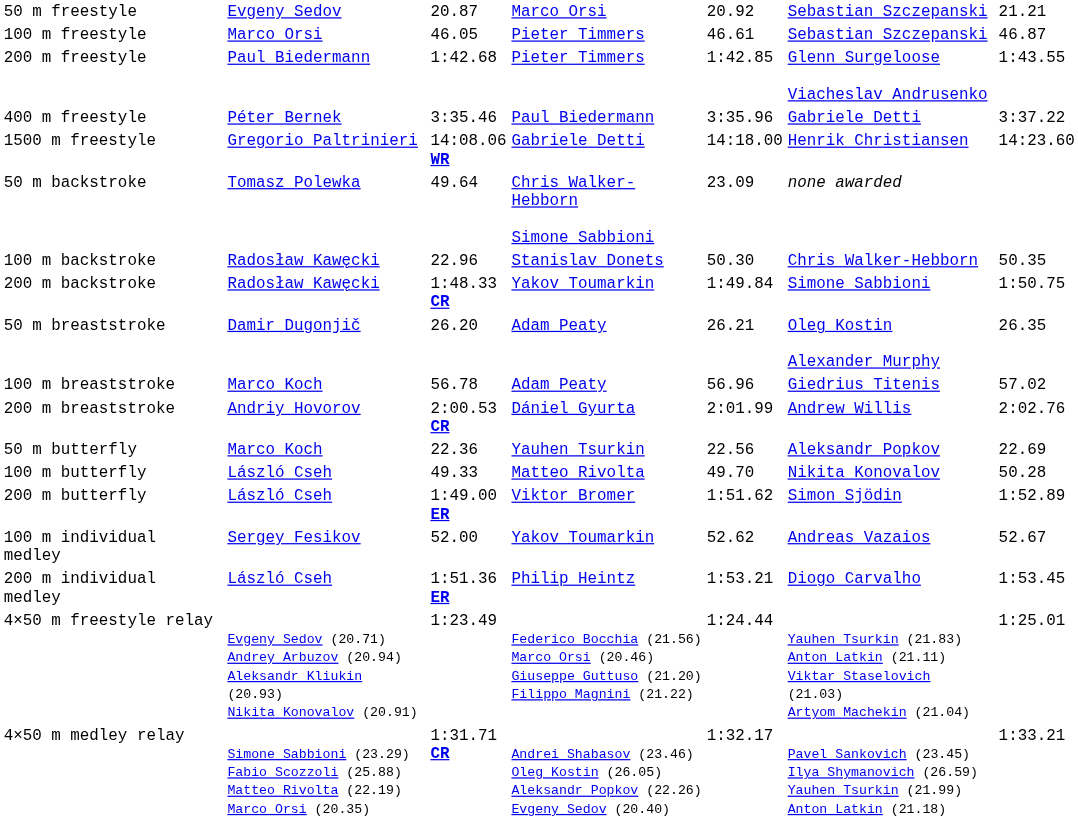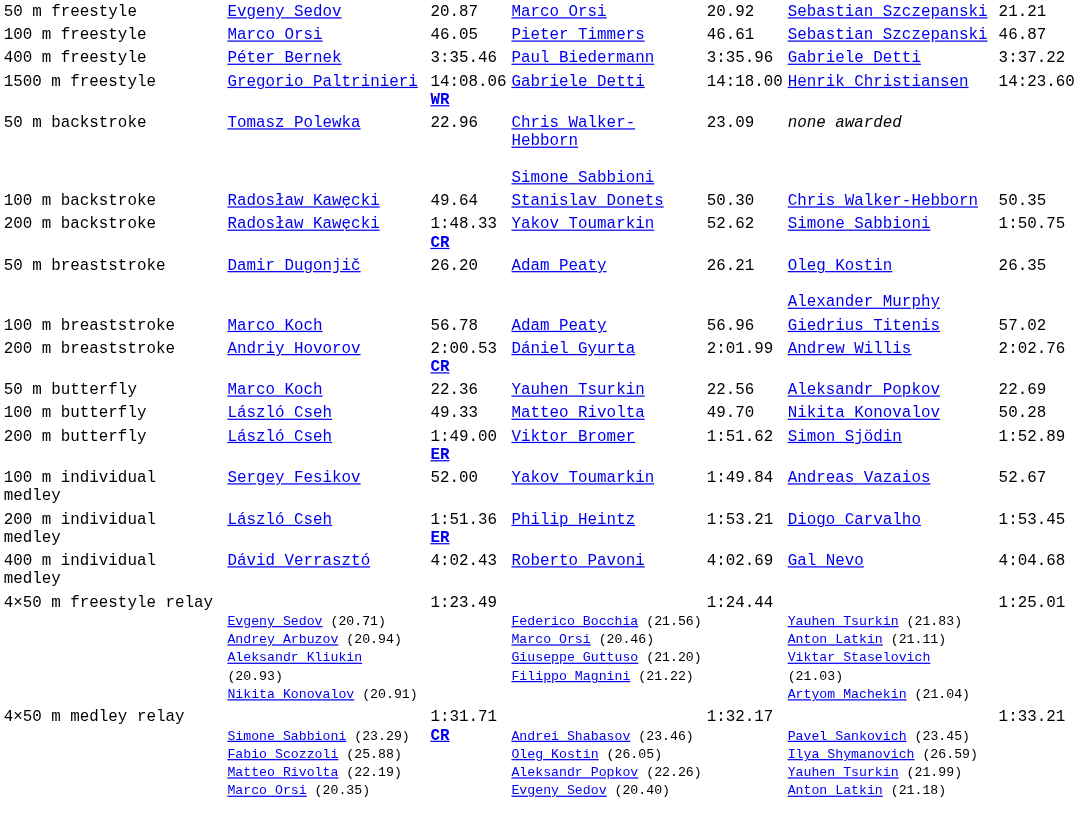- row: (75, 58)
(454, 183) 49.64 -> (454, 123) 22.96
(454, 261) 22.96 -> (454, 201) 49.64
(740, 284) 1:49.84 -> (730, 224) 52.62
(730, 538) 52.62 -> (740, 478) 1:49.84
+ row: (80, 570)
